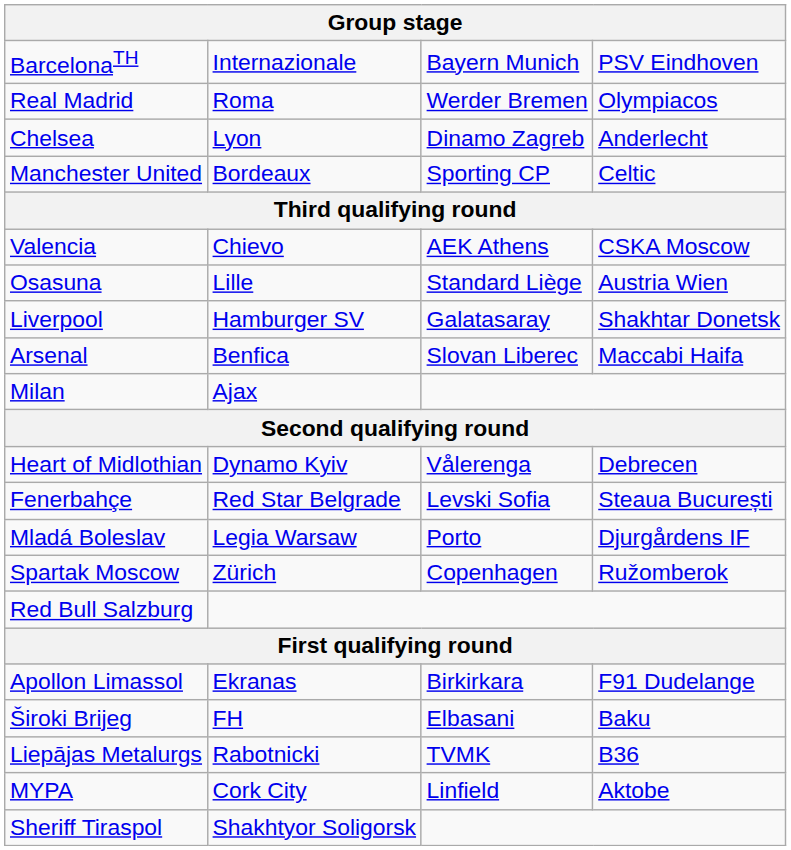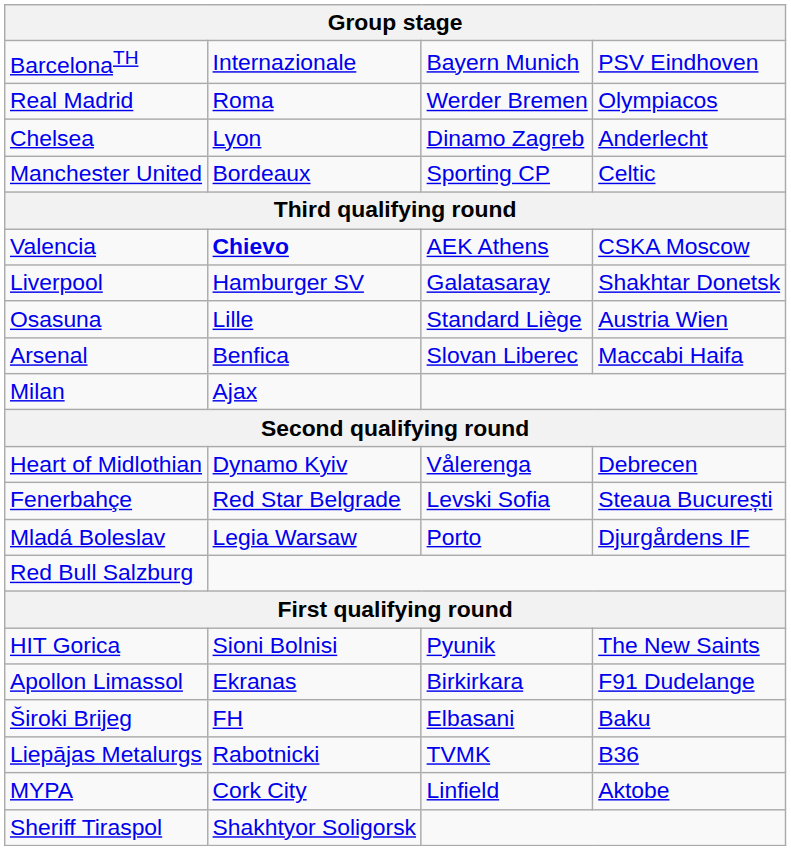(248, 246) normal -> (251, 246) bold
rows swapped: (56, 282) <-> (56, 319)
- row: (95, 573)
+ row: (65, 645)
